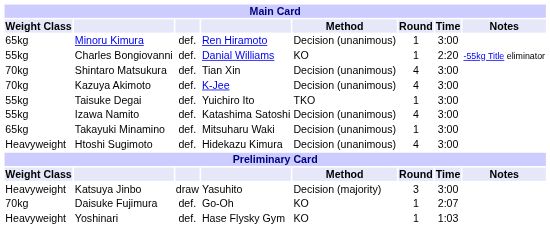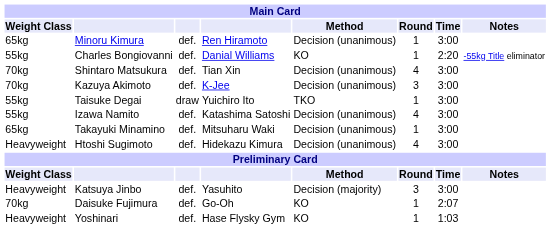(416, 85) 4 -> (416, 85) 3
(187, 100) def. -> (187, 100) draw
(187, 189) draw -> (187, 189) def.
